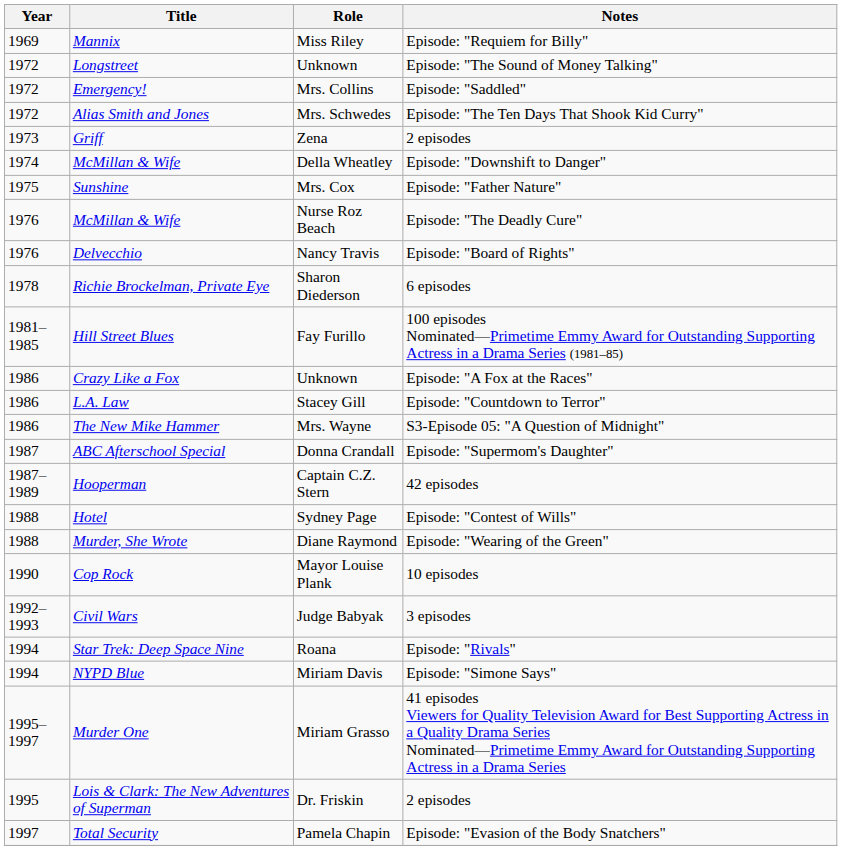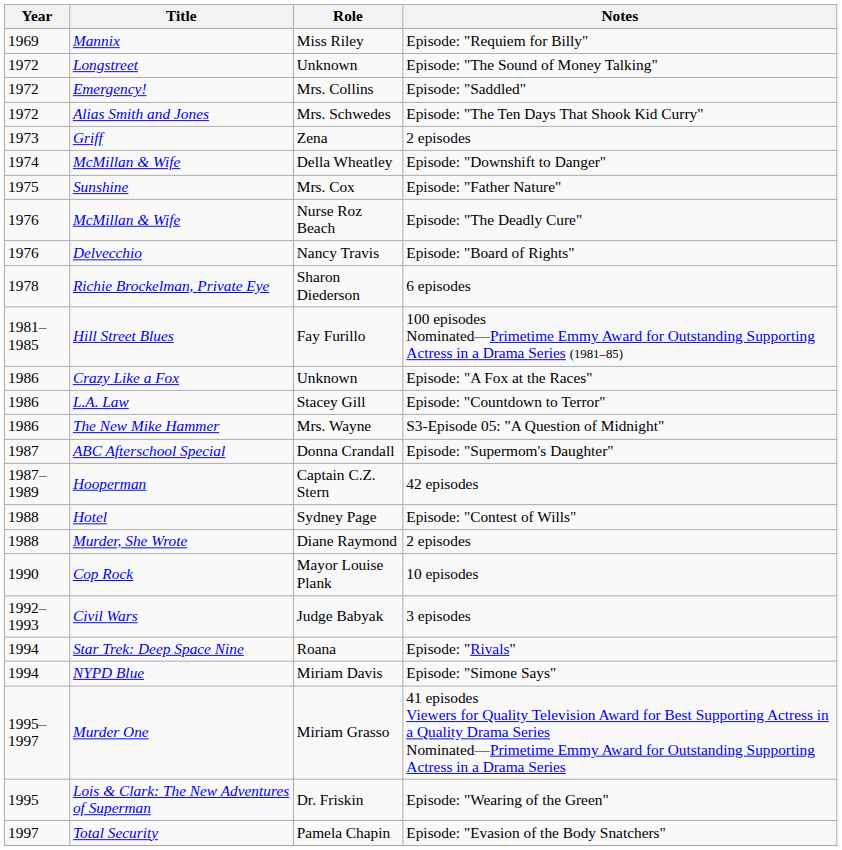(507, 541) Episode: "Wearing of the Green" -> (439, 541) 2 episodes
(439, 800) 2 episodes -> (507, 800) Episode: "Wearing of the Green"
